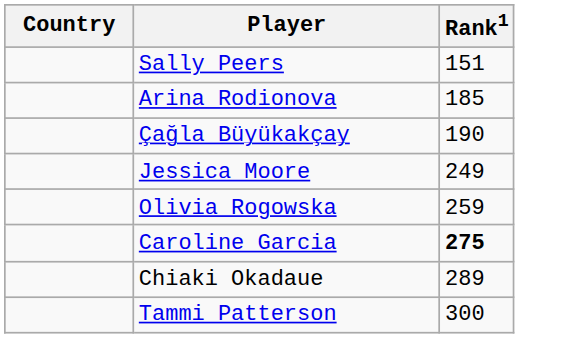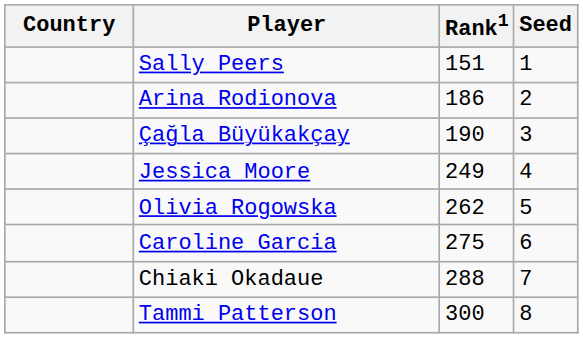+ column: (546, 26)
(465, 100) 185 -> (465, 100) 186
(465, 207) 259 -> (465, 207) 262
(465, 243) bold -> (465, 243) normal
(465, 279) 289 -> (465, 279) 288
